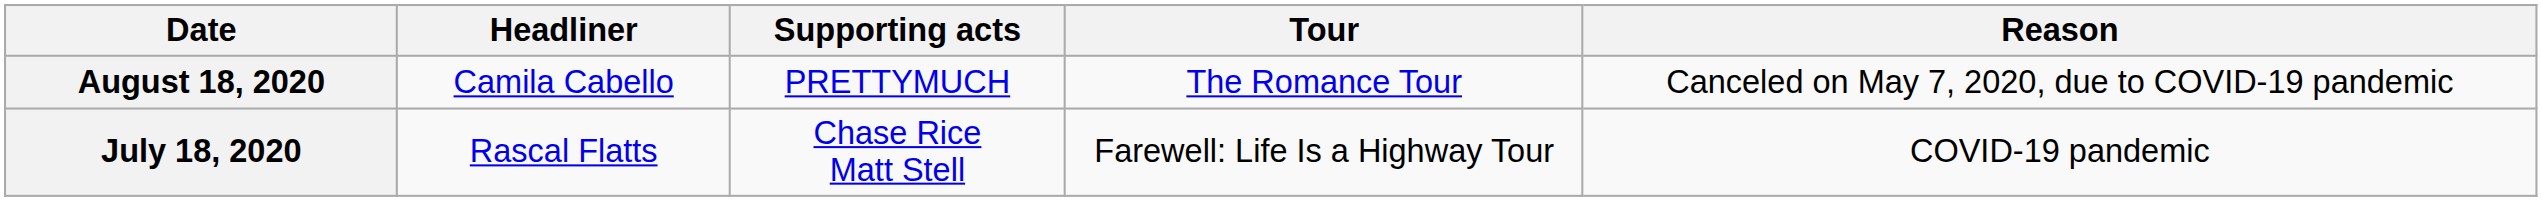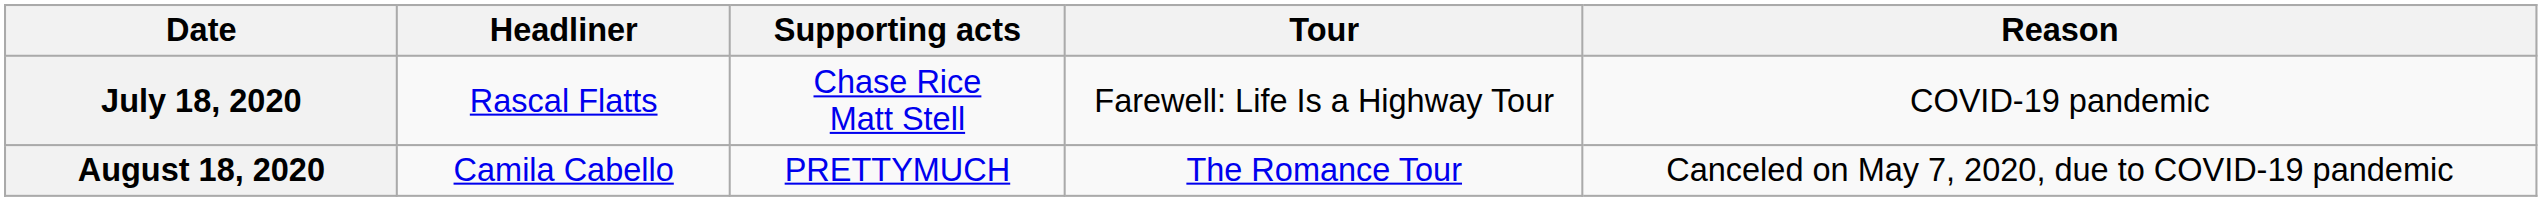rows swapped: (201, 151) <-> (201, 81)
